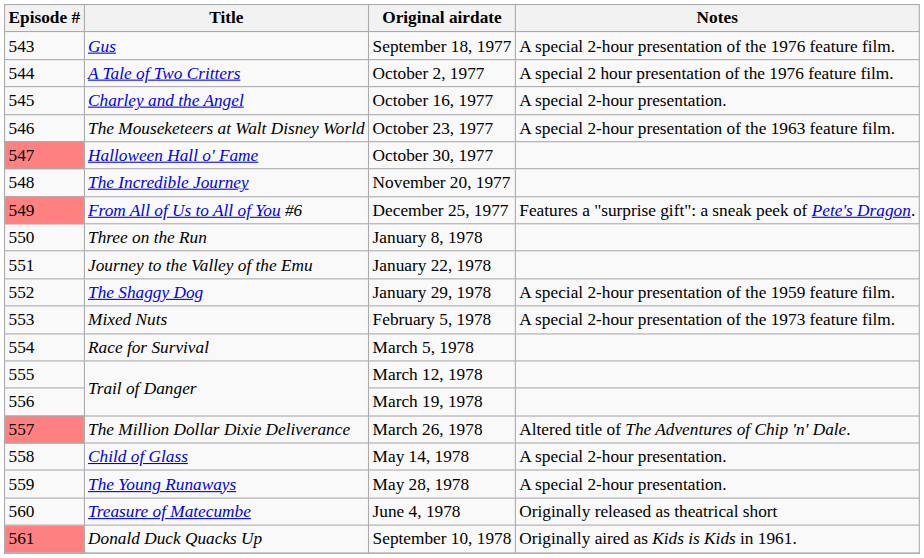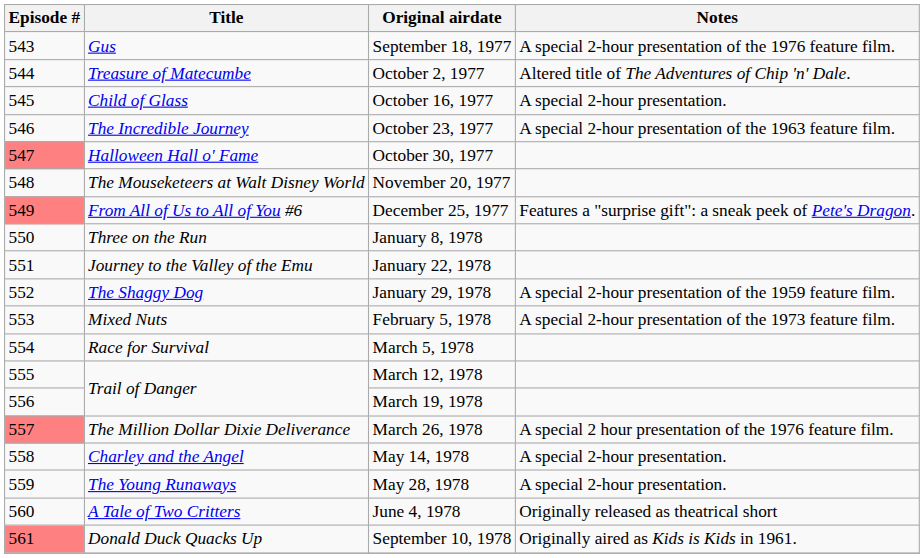(164, 73) A Tale of Two Critters -> (169, 73) Treasure of Matecumbe
(706, 73) A special 2 hour presentation of the 1976 feature film. -> (685, 73) Altered title of The Adventures of Chip 'n' Dale.
(166, 100) Charley and the Angel -> (138, 100) Child of Glass
(226, 127) The Mouseketeers at Walt Disney World -> (168, 127) The Incredible Journey
(168, 182) The Incredible Journey -> (226, 182) The Mouseketeers at Walt Disney World
(685, 429) Altered title of The Adventures of Chip 'n' Dale. -> (706, 429) A special 2 hour presentation of the 1976 feature film.
(138, 456) Child of Glass -> (166, 456) Charley and the Angel
(169, 511) Treasure of Matecumbe -> (164, 511) A Tale of Two Critters
